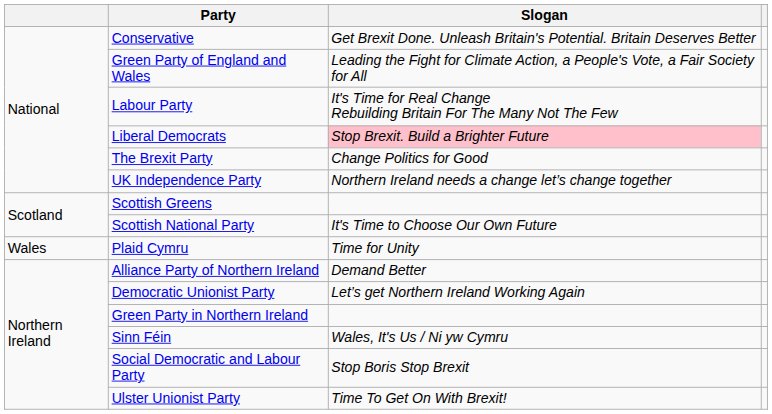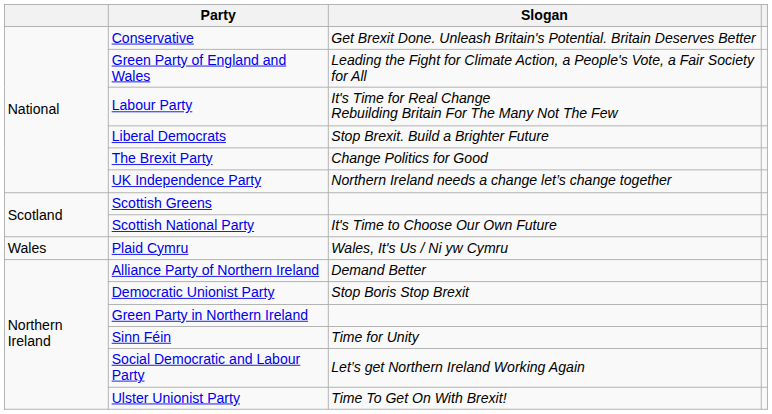(440, 136) pink background -> (440, 136) no background
(375, 248) Time for Unity -> (420, 248) Wales, It's Us / Ni yw Cymru
(458, 292) Let’s get Northern Ireland Working Again -> (400, 292) Stop Boris Stop Brexit
(420, 337) Wales, It's Us / Ni yw Cymru -> (375, 337) Time for Unity
(400, 367) Stop Boris Stop Brexit -> (458, 367) Let’s get Northern Ireland Working Again
